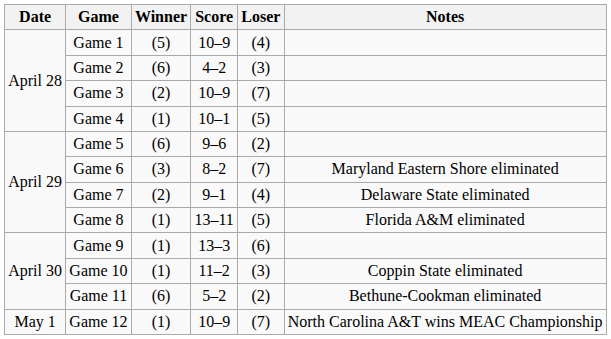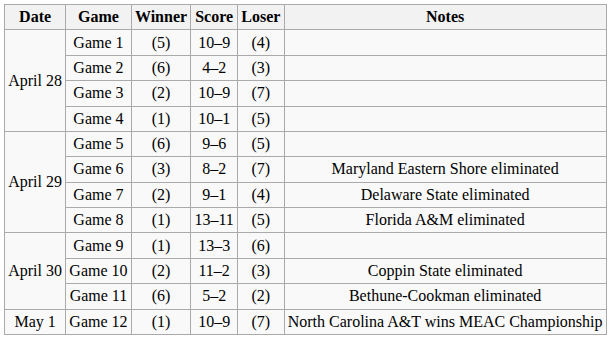(261, 144) (2) -> (261, 144) (5)
(161, 270) (1) -> (161, 270) (2)
